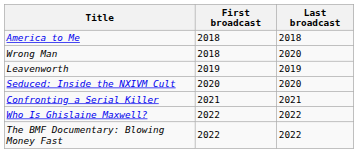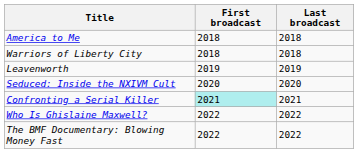+ row: (74, 53)
- row: (32, 53)
(209, 99) no background -> (209, 99) paleturquoise background
